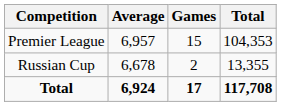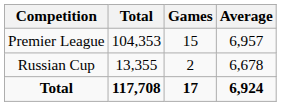columns swapped: (248, 16) <-> (138, 16)
